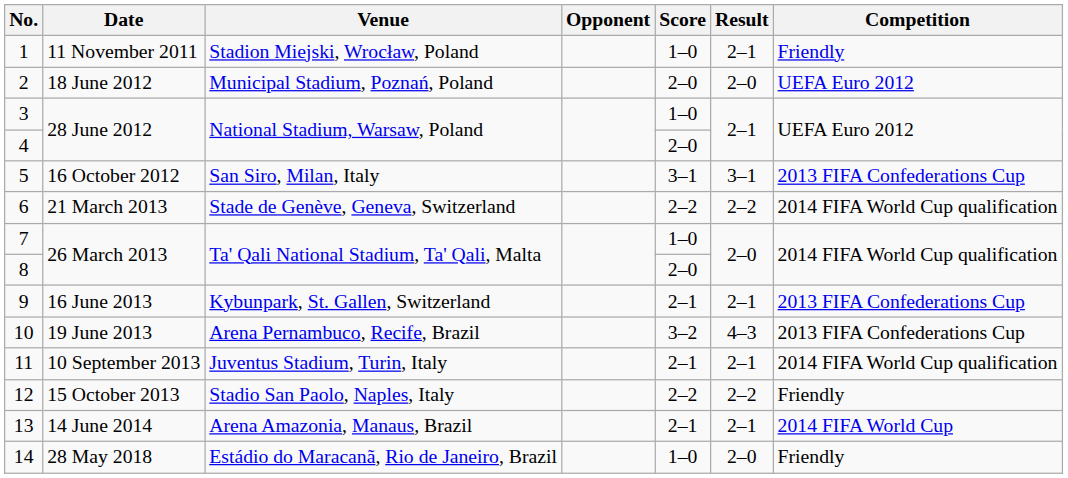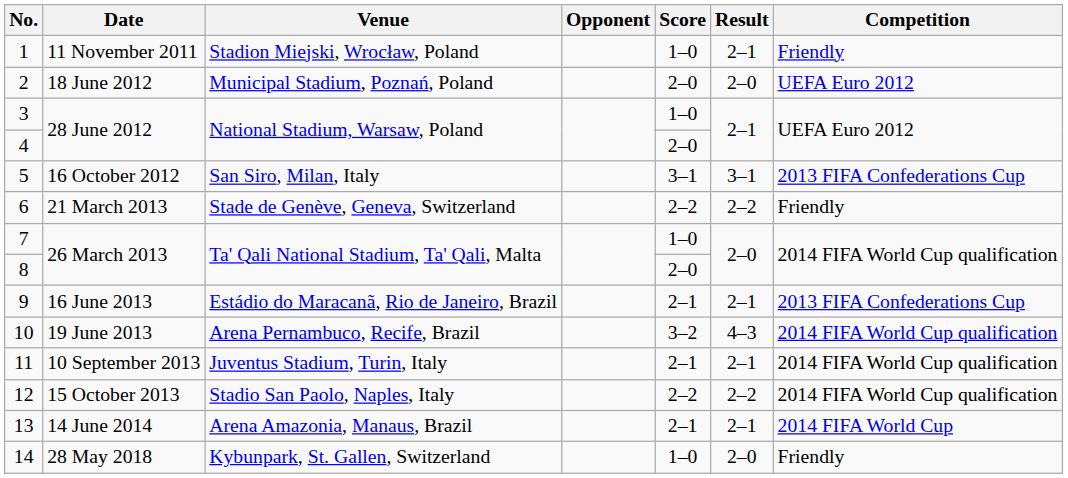(917, 207) 2014 FIFA World Cup qualification -> (811, 207) Friendly
(350, 301) Kybunpark, St. Gallen, Switzerland -> (383, 301) Estádio do Maracanã, Rio de Janeiro, Brazil
(901, 332) 2013 FIFA Confederations Cup -> (917, 332) 2014 FIFA World Cup qualification
(811, 394) Friendly -> (917, 394) 2014 FIFA World Cup qualification
(383, 457) Estádio do Maracanã, Rio de Janeiro, Brazil -> (350, 457) Kybunpark, St. Gallen, Switzerland
